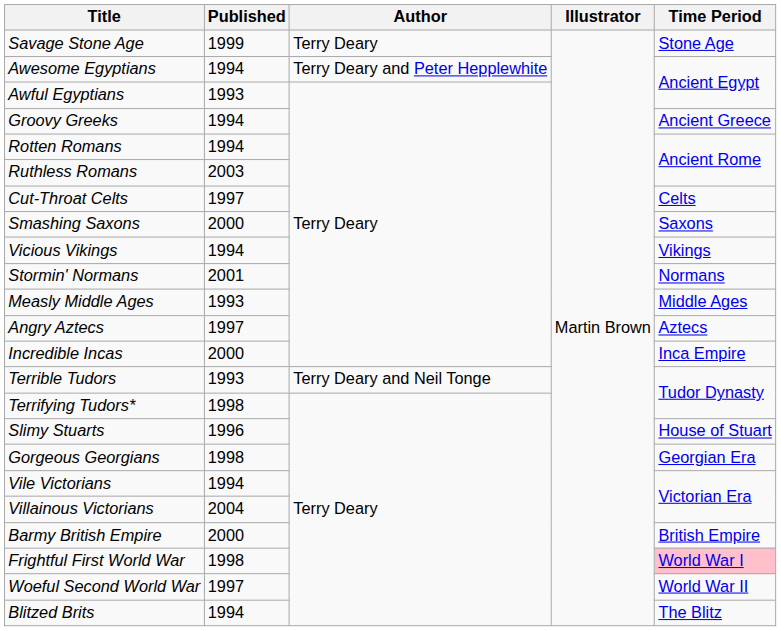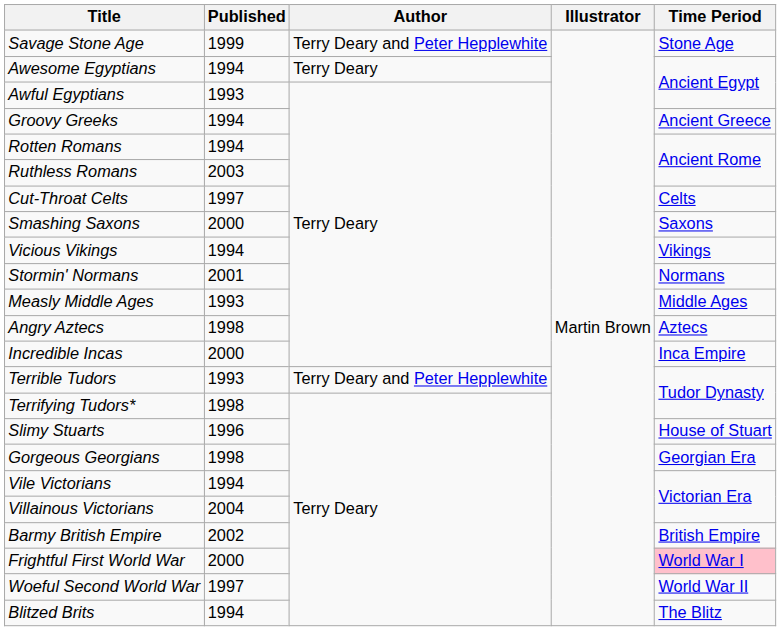(335, 43) Terry Deary -> (420, 43) Terry Deary and Peter Hepplewhite
(420, 69) Terry Deary and Peter Hepplewhite -> (335, 69) Terry Deary
(226, 328) 1997 -> (226, 328) 1998
(392, 379) Terry Deary and Neil Tonge -> (420, 379) Terry Deary and Peter Hepplewhite
(226, 535) 2000 -> (226, 535) 2002
(226, 560) 1998 -> (226, 560) 2000
